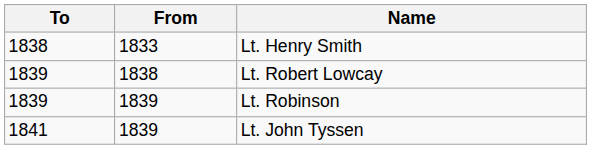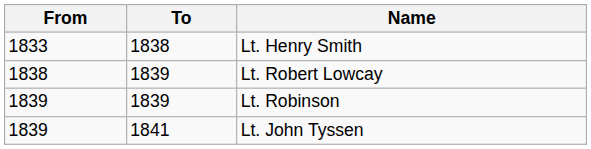columns swapped: (176, 18) <-> (60, 18)
